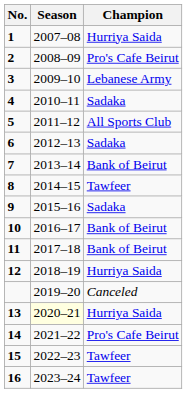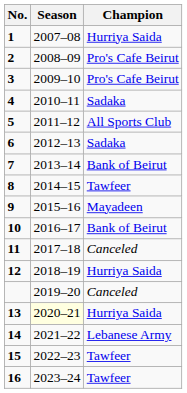(129, 79) Lebanese Army -> (133, 79) Pro's Cafe Beirut
(106, 206) Sadaka -> (115, 206) Mayadeen
(127, 249) Bank of Beirut -> (112, 249) Canceled
(133, 334) Pro's Cafe Beirut -> (129, 334) Lebanese Army
